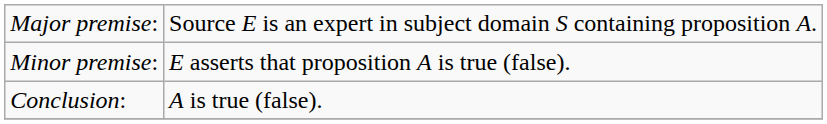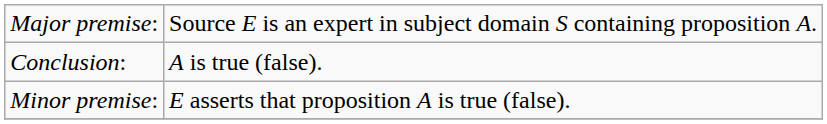rows swapped: (84, 61) <-> (68, 99)
